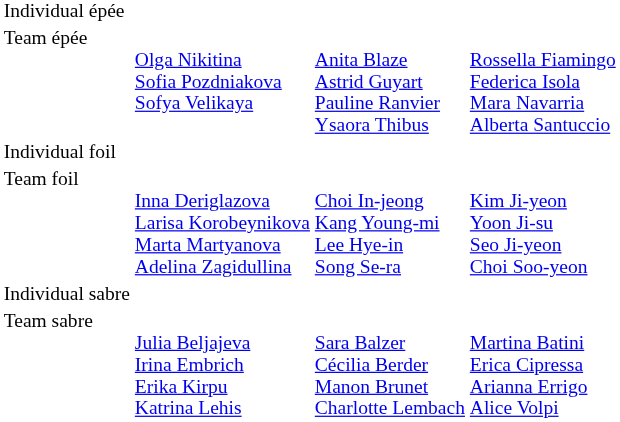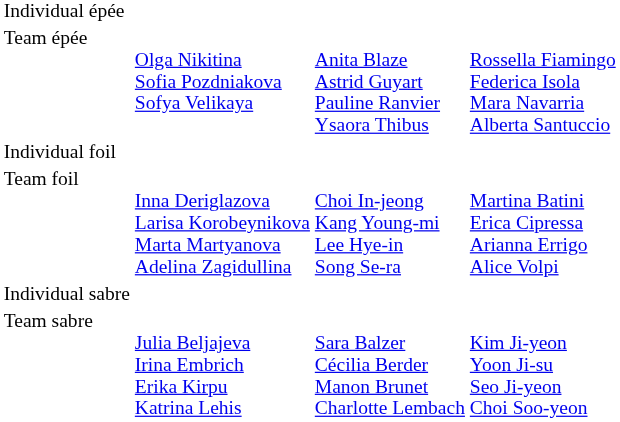(529, 233) Kim Ji-yeon Yoon Ji-su Seo Ji-yeon Choi Soo-yeon -> (529, 233) Martina Batini Erica Cipressa Arianna Errigo Alice Volpi
(529, 375) Martina Batini Erica Cipressa Arianna Errigo Alice Volpi -> (529, 375) Kim Ji-yeon Yoon Ji-su Seo Ji-yeon Choi Soo-yeon
